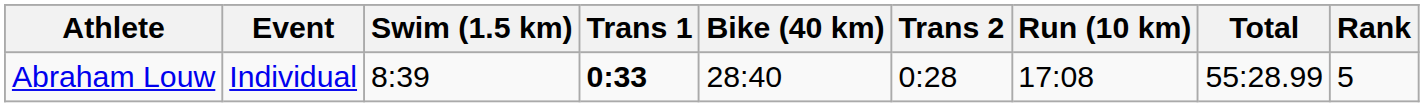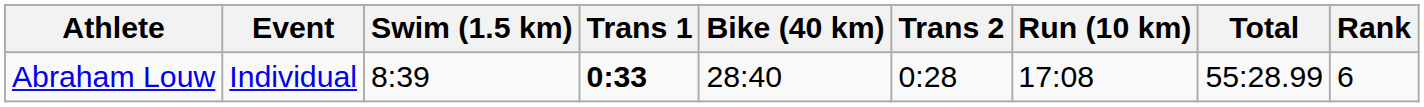(1345, 76) 5 -> (1345, 76) 6
